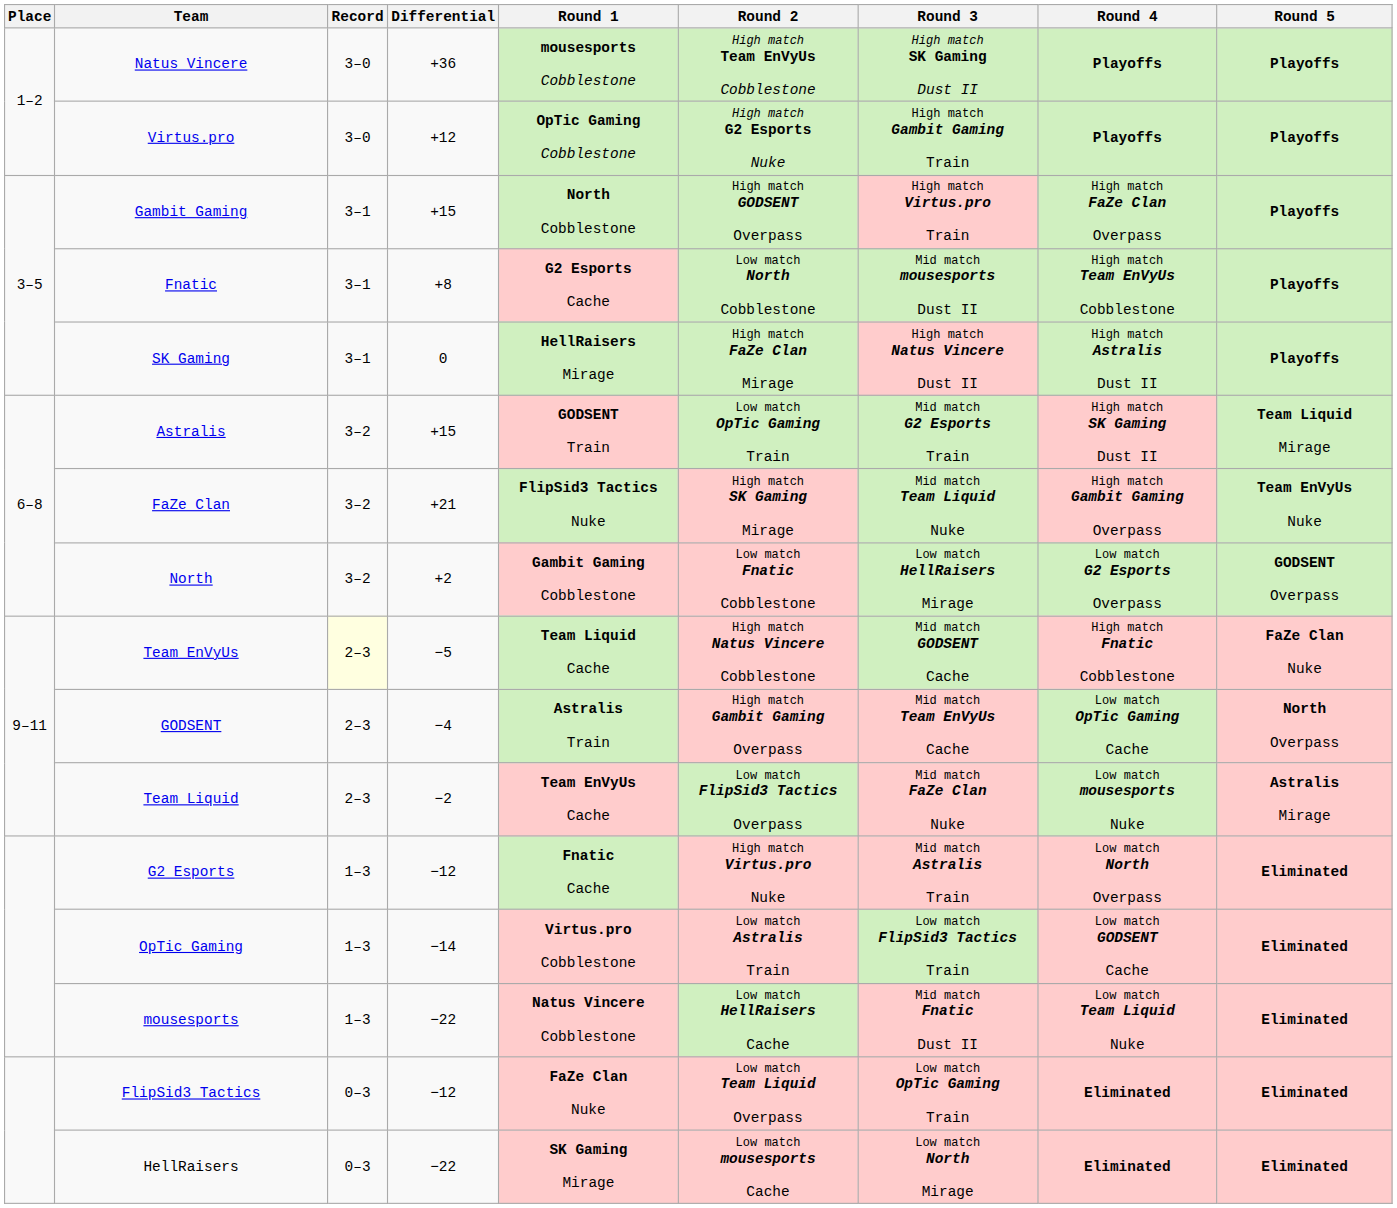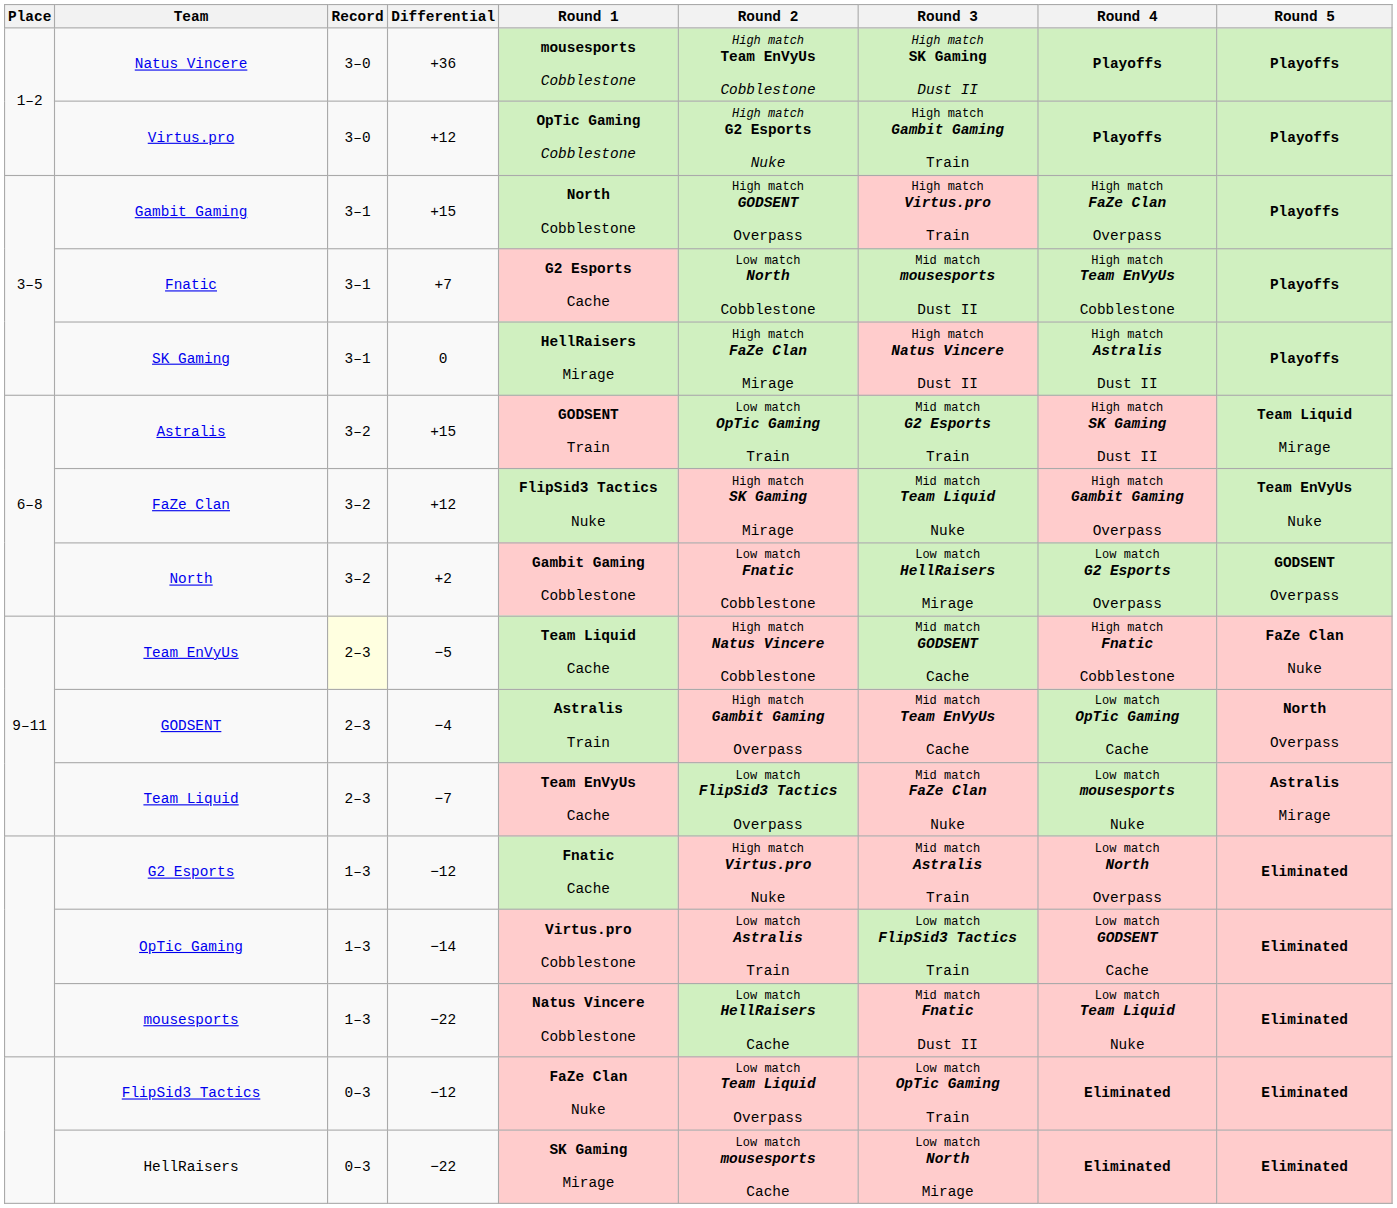(443, 285) +8 -> (443, 285) +7
(443, 506) +21 -> (443, 506) +12
(443, 799) −2 -> (443, 799) −7
